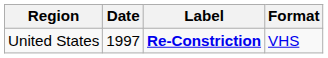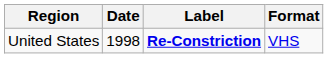(123, 40) 1997 -> (123, 40) 1998
